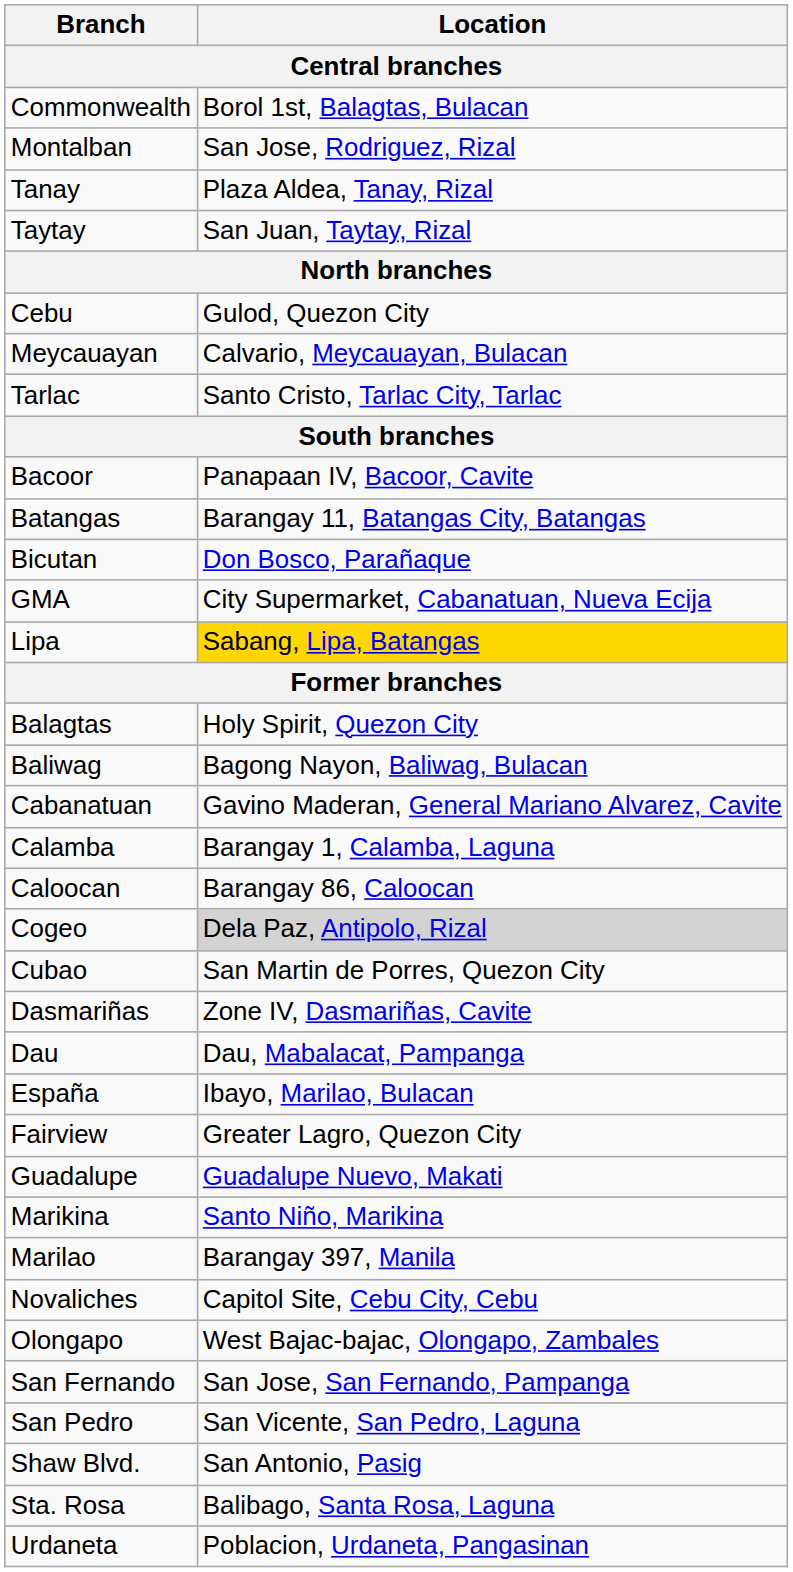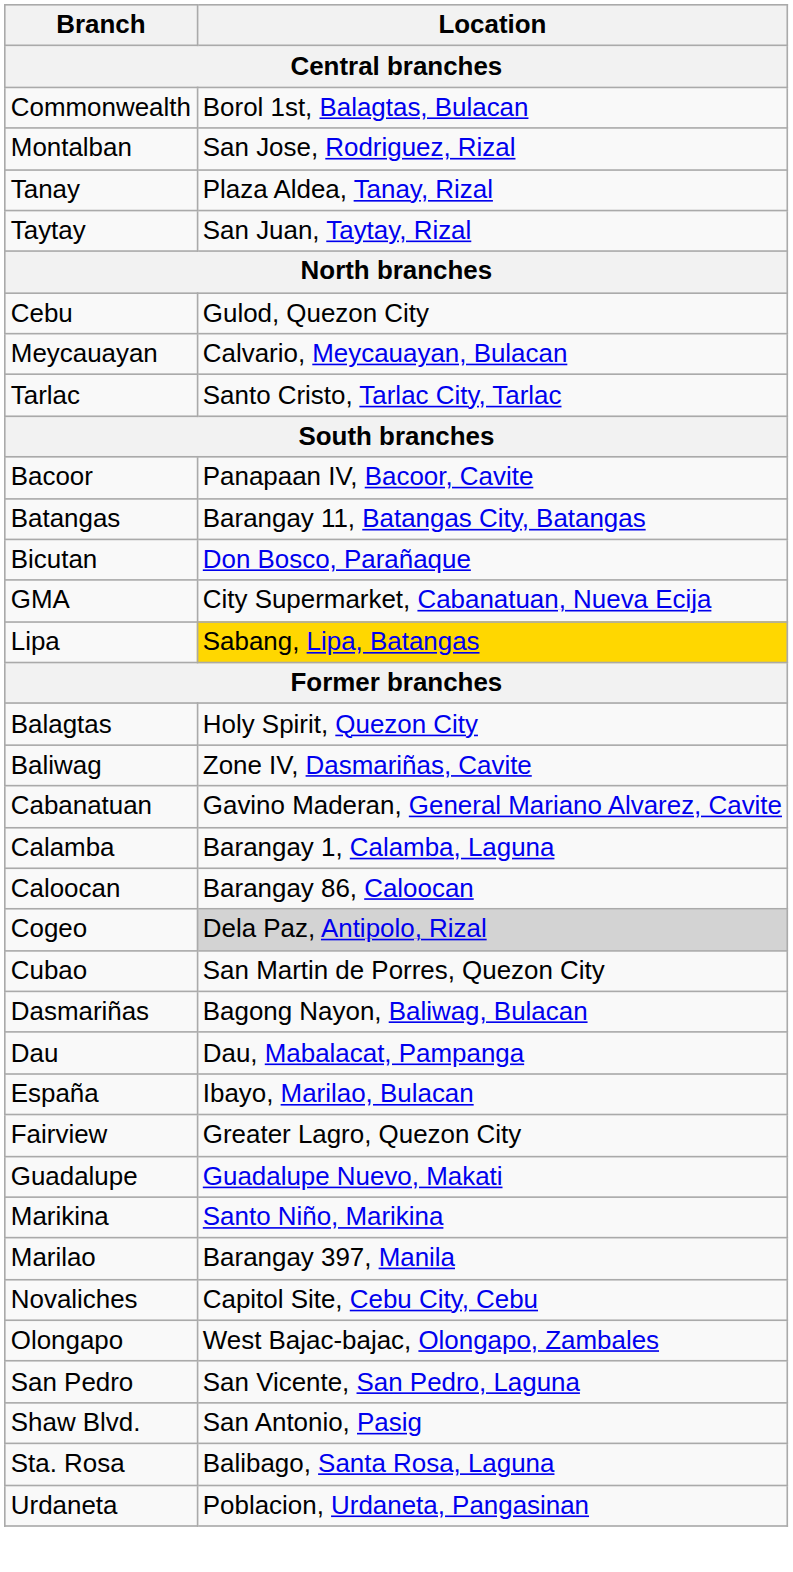(395, 764) Bagong Nayon, Baliwag, Bulacan -> (367, 764) Zone IV, Dasmariñas, Cavite
(367, 1011) Zone IV, Dasmariñas, Cavite -> (395, 1011) Bagong Nayon, Baliwag, Bulacan
- row: (93, 1381)
